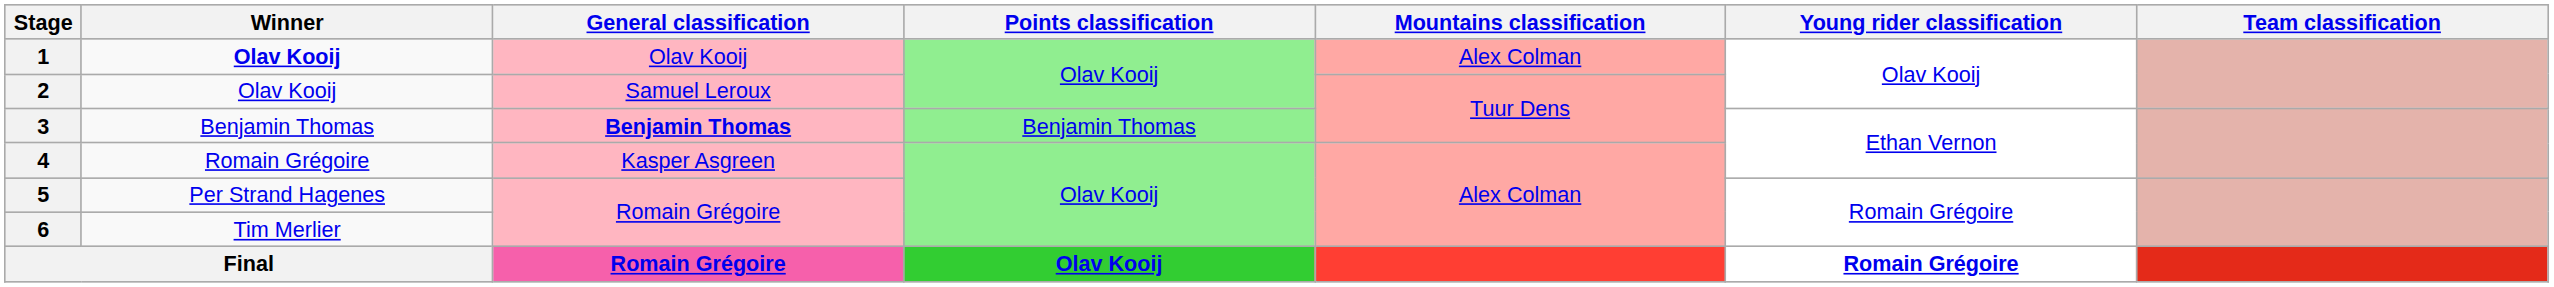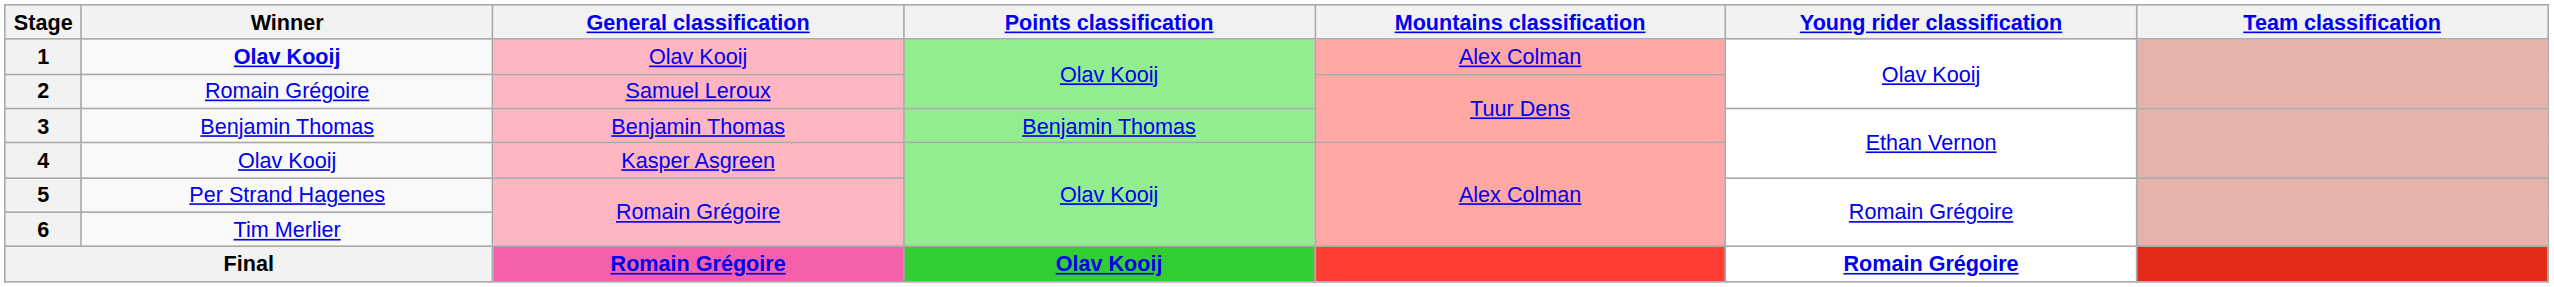(287, 91) Olav Kooij -> (287, 91) Romain Grégoire
(698, 126) bold -> (698, 126) normal
(287, 161) Romain Grégoire -> (287, 161) Olav Kooij
